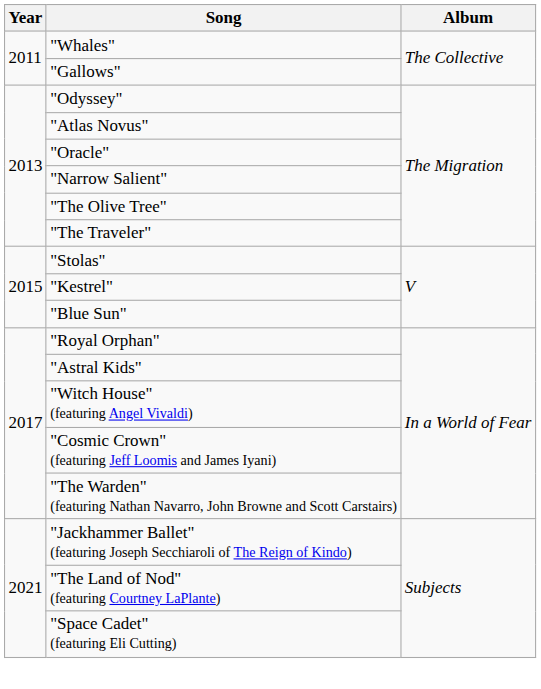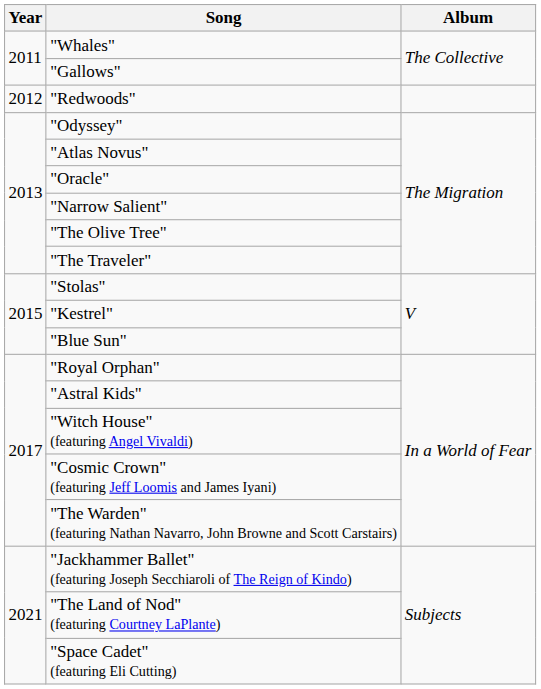+ row: (93, 98)
